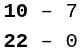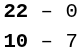rows swapped: (41, 11) <-> (41, 41)
